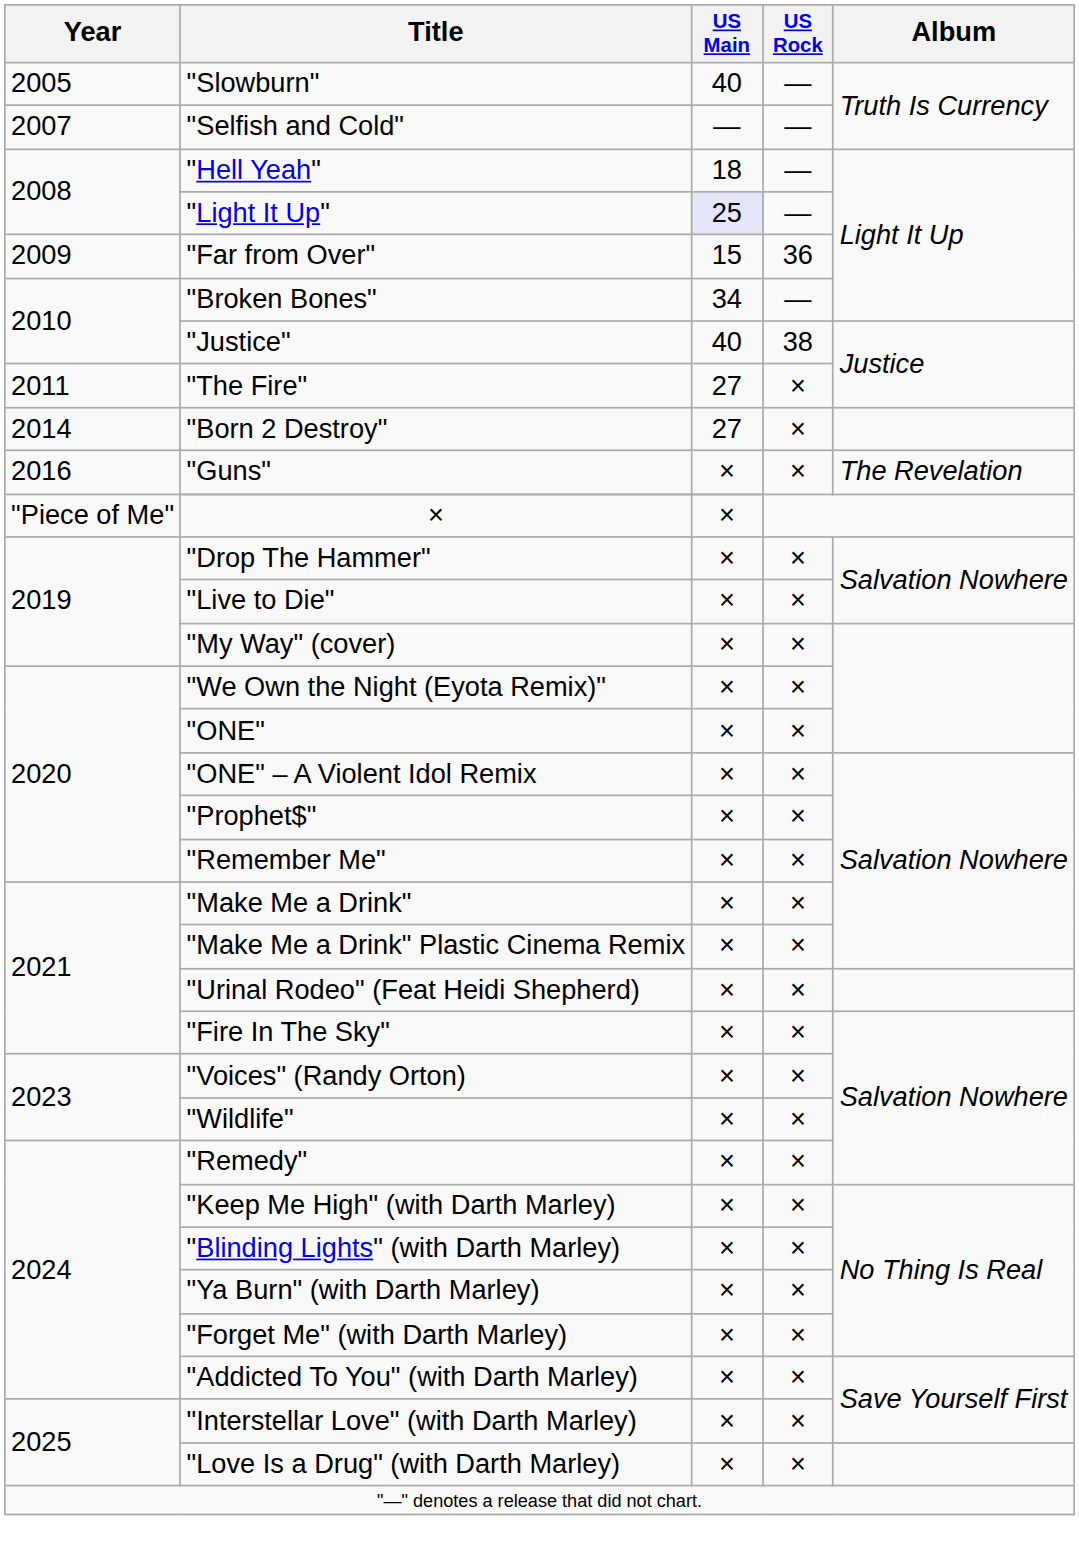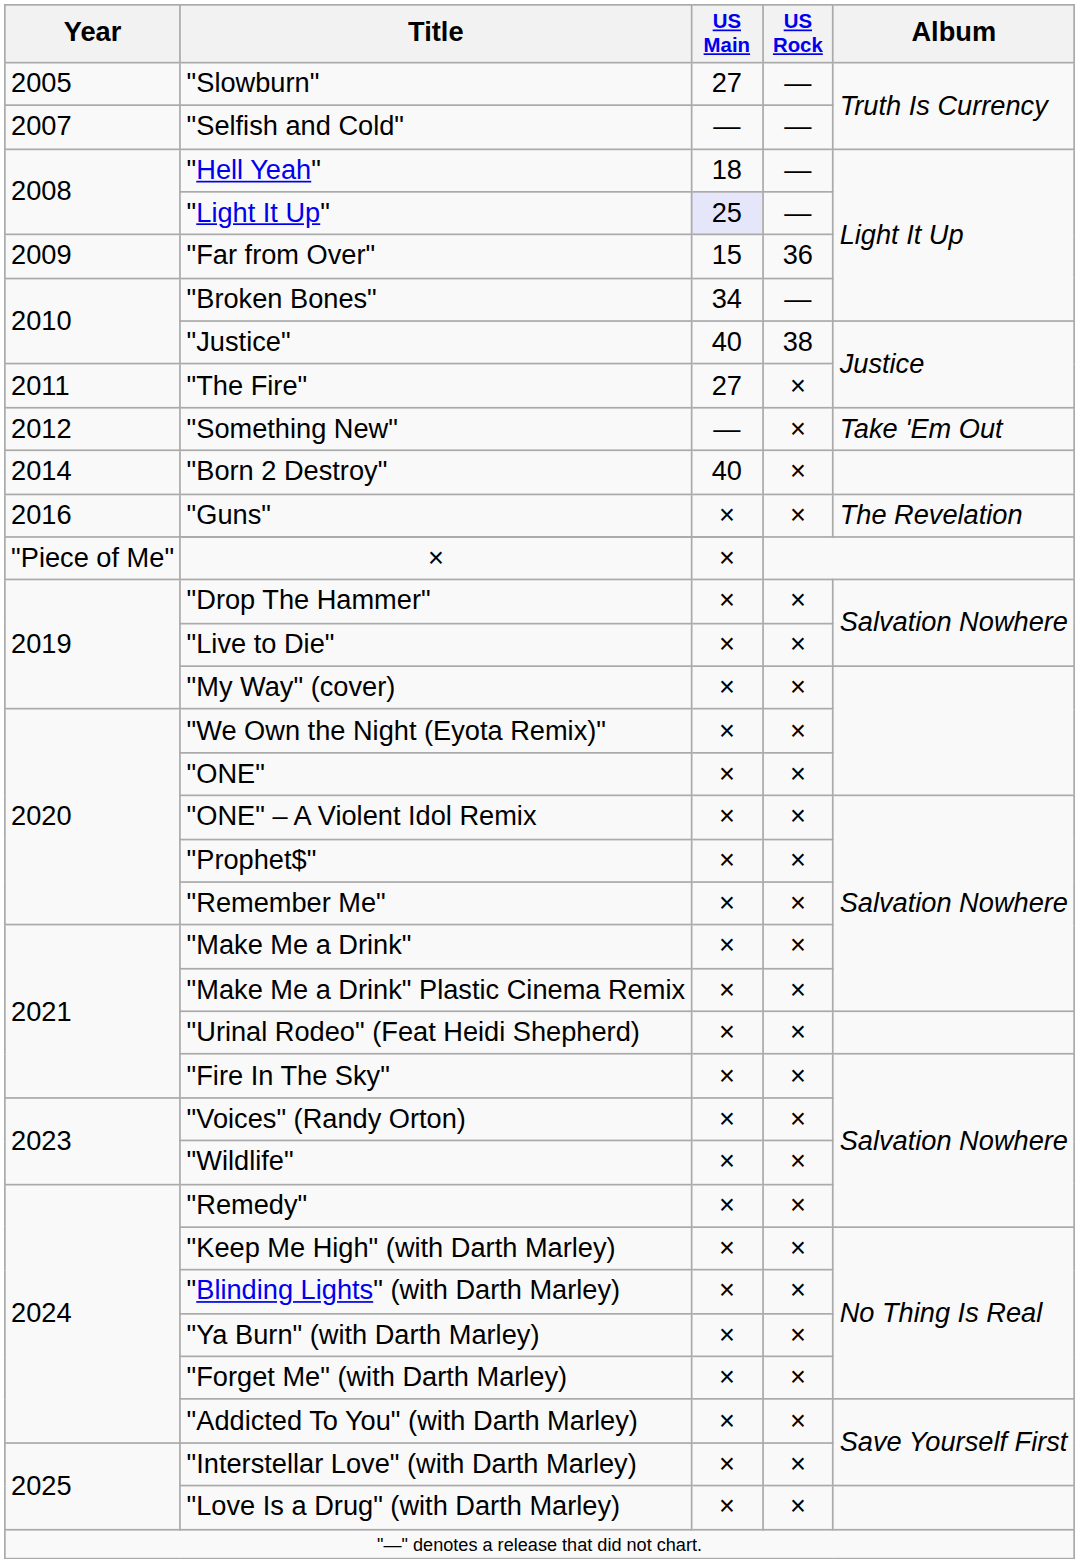(727, 83) 40 -> (727, 83) 27
+ row: (292, 428)
(727, 428) 27 -> (727, 471) 40
